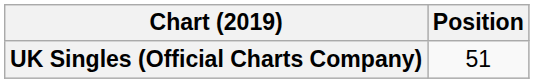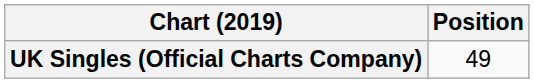(478, 59) 51 -> (478, 59) 49
